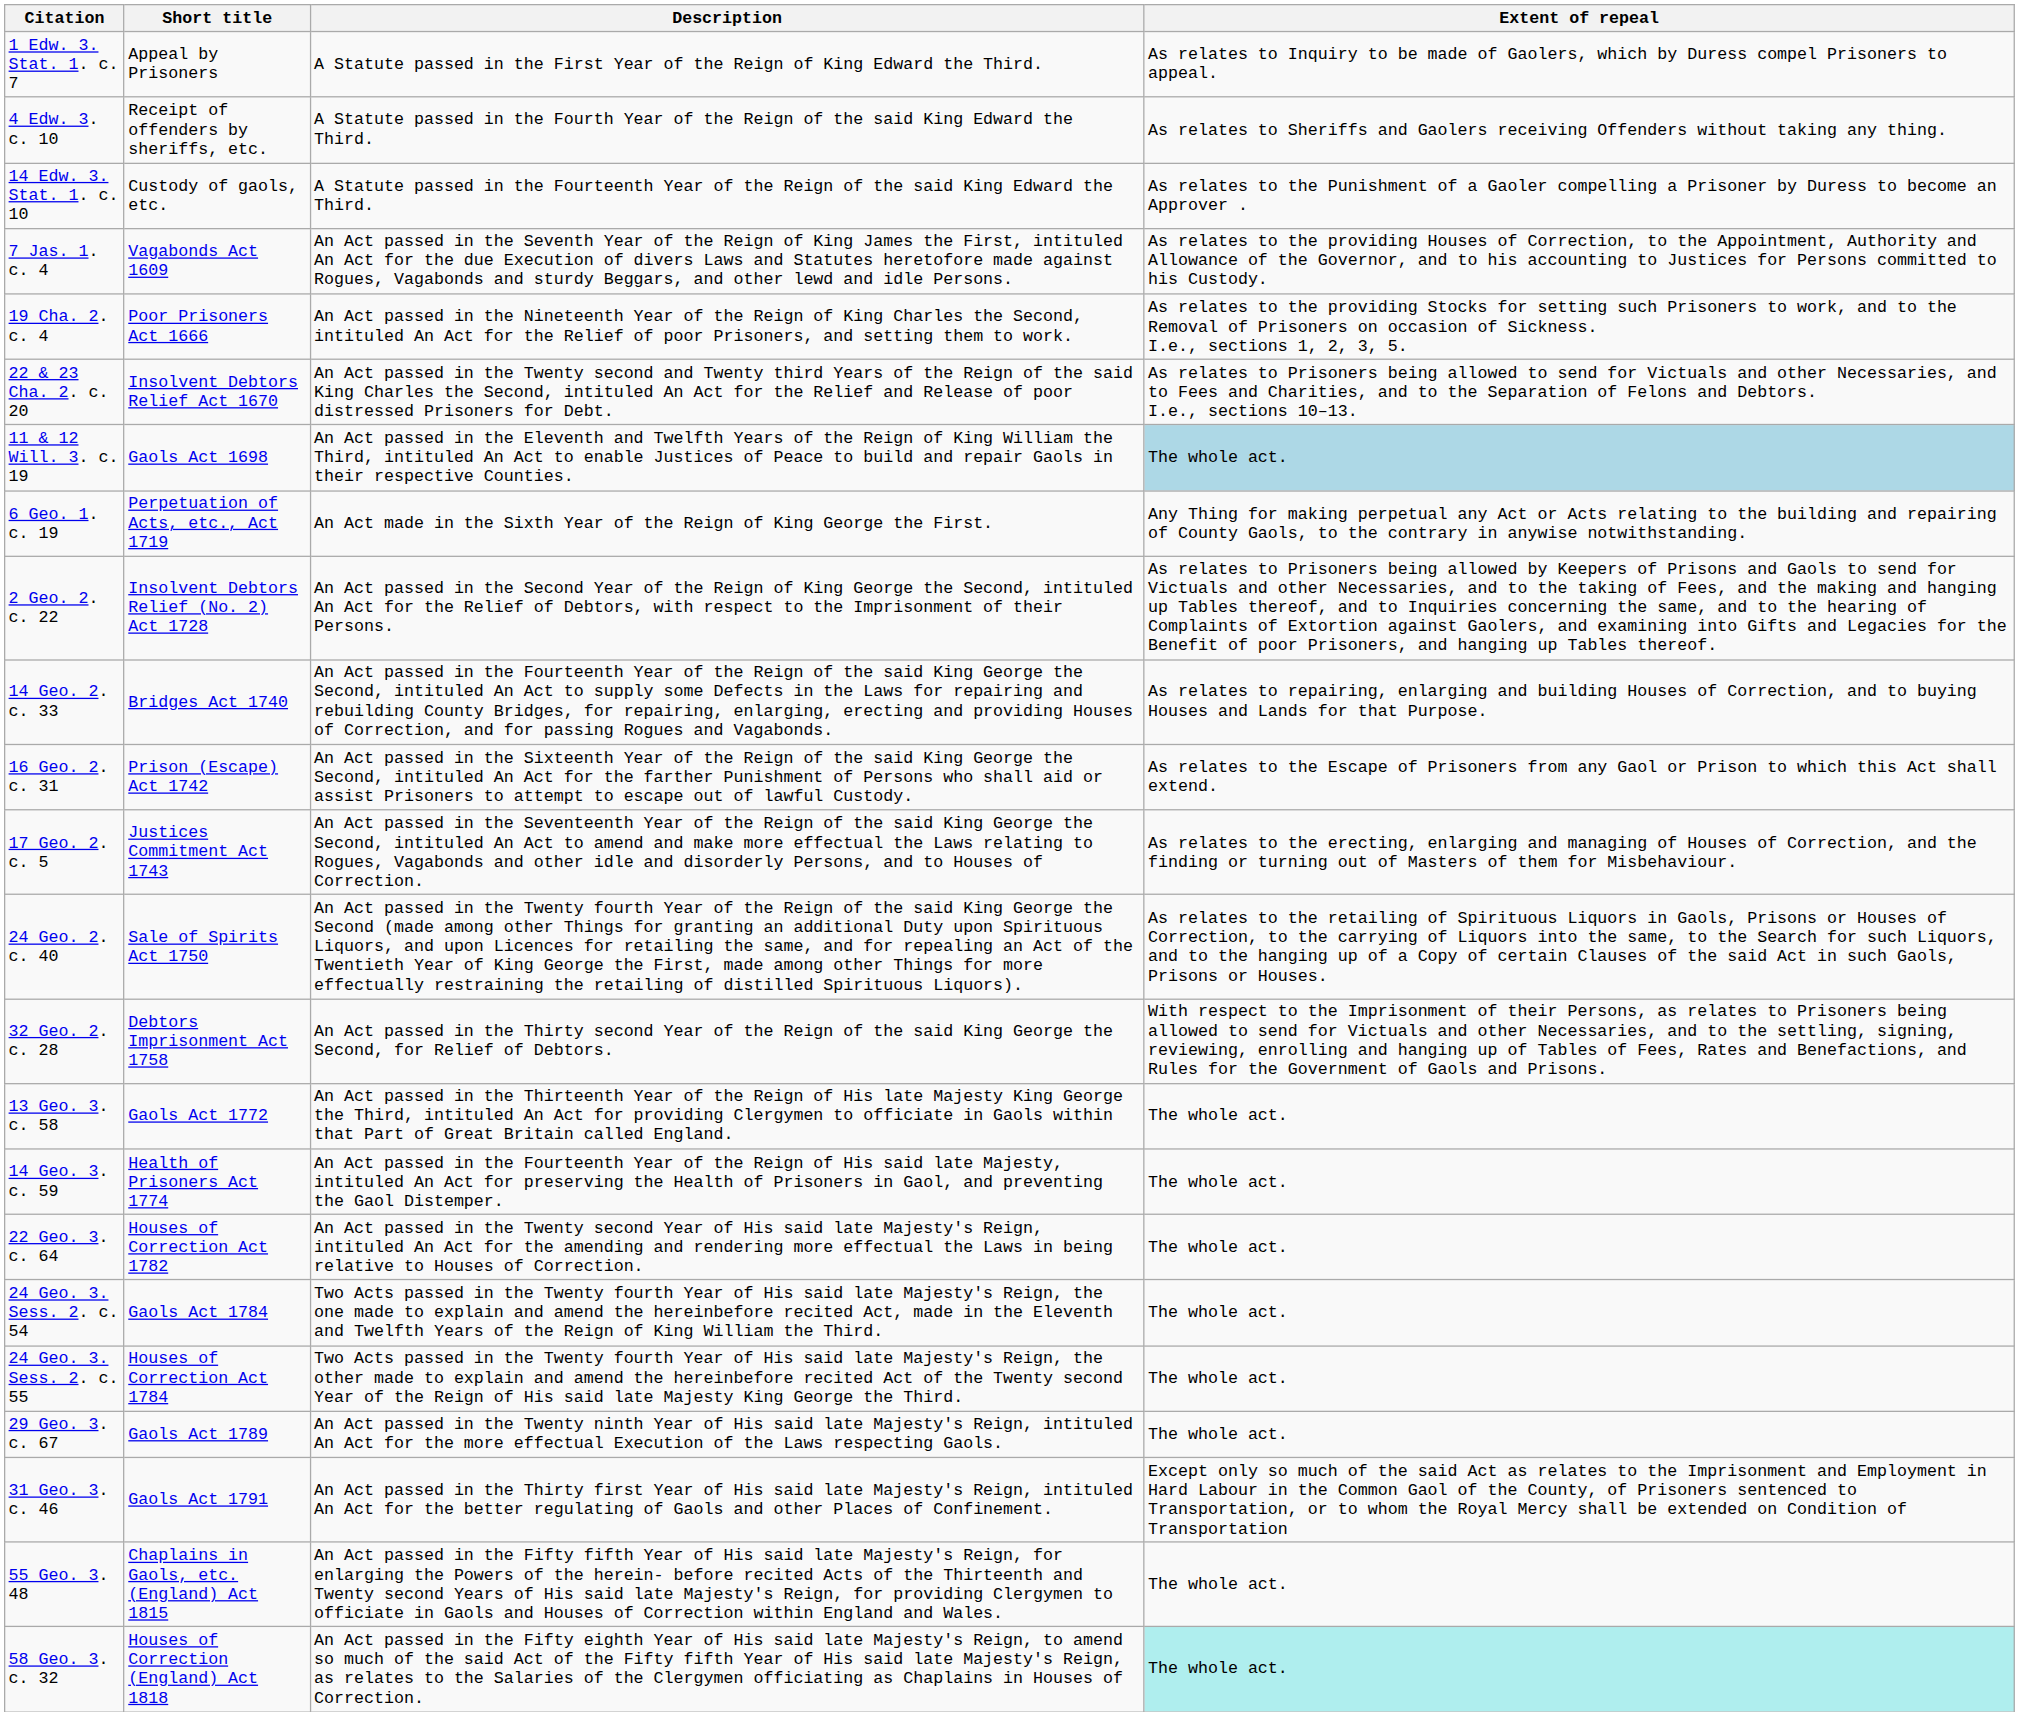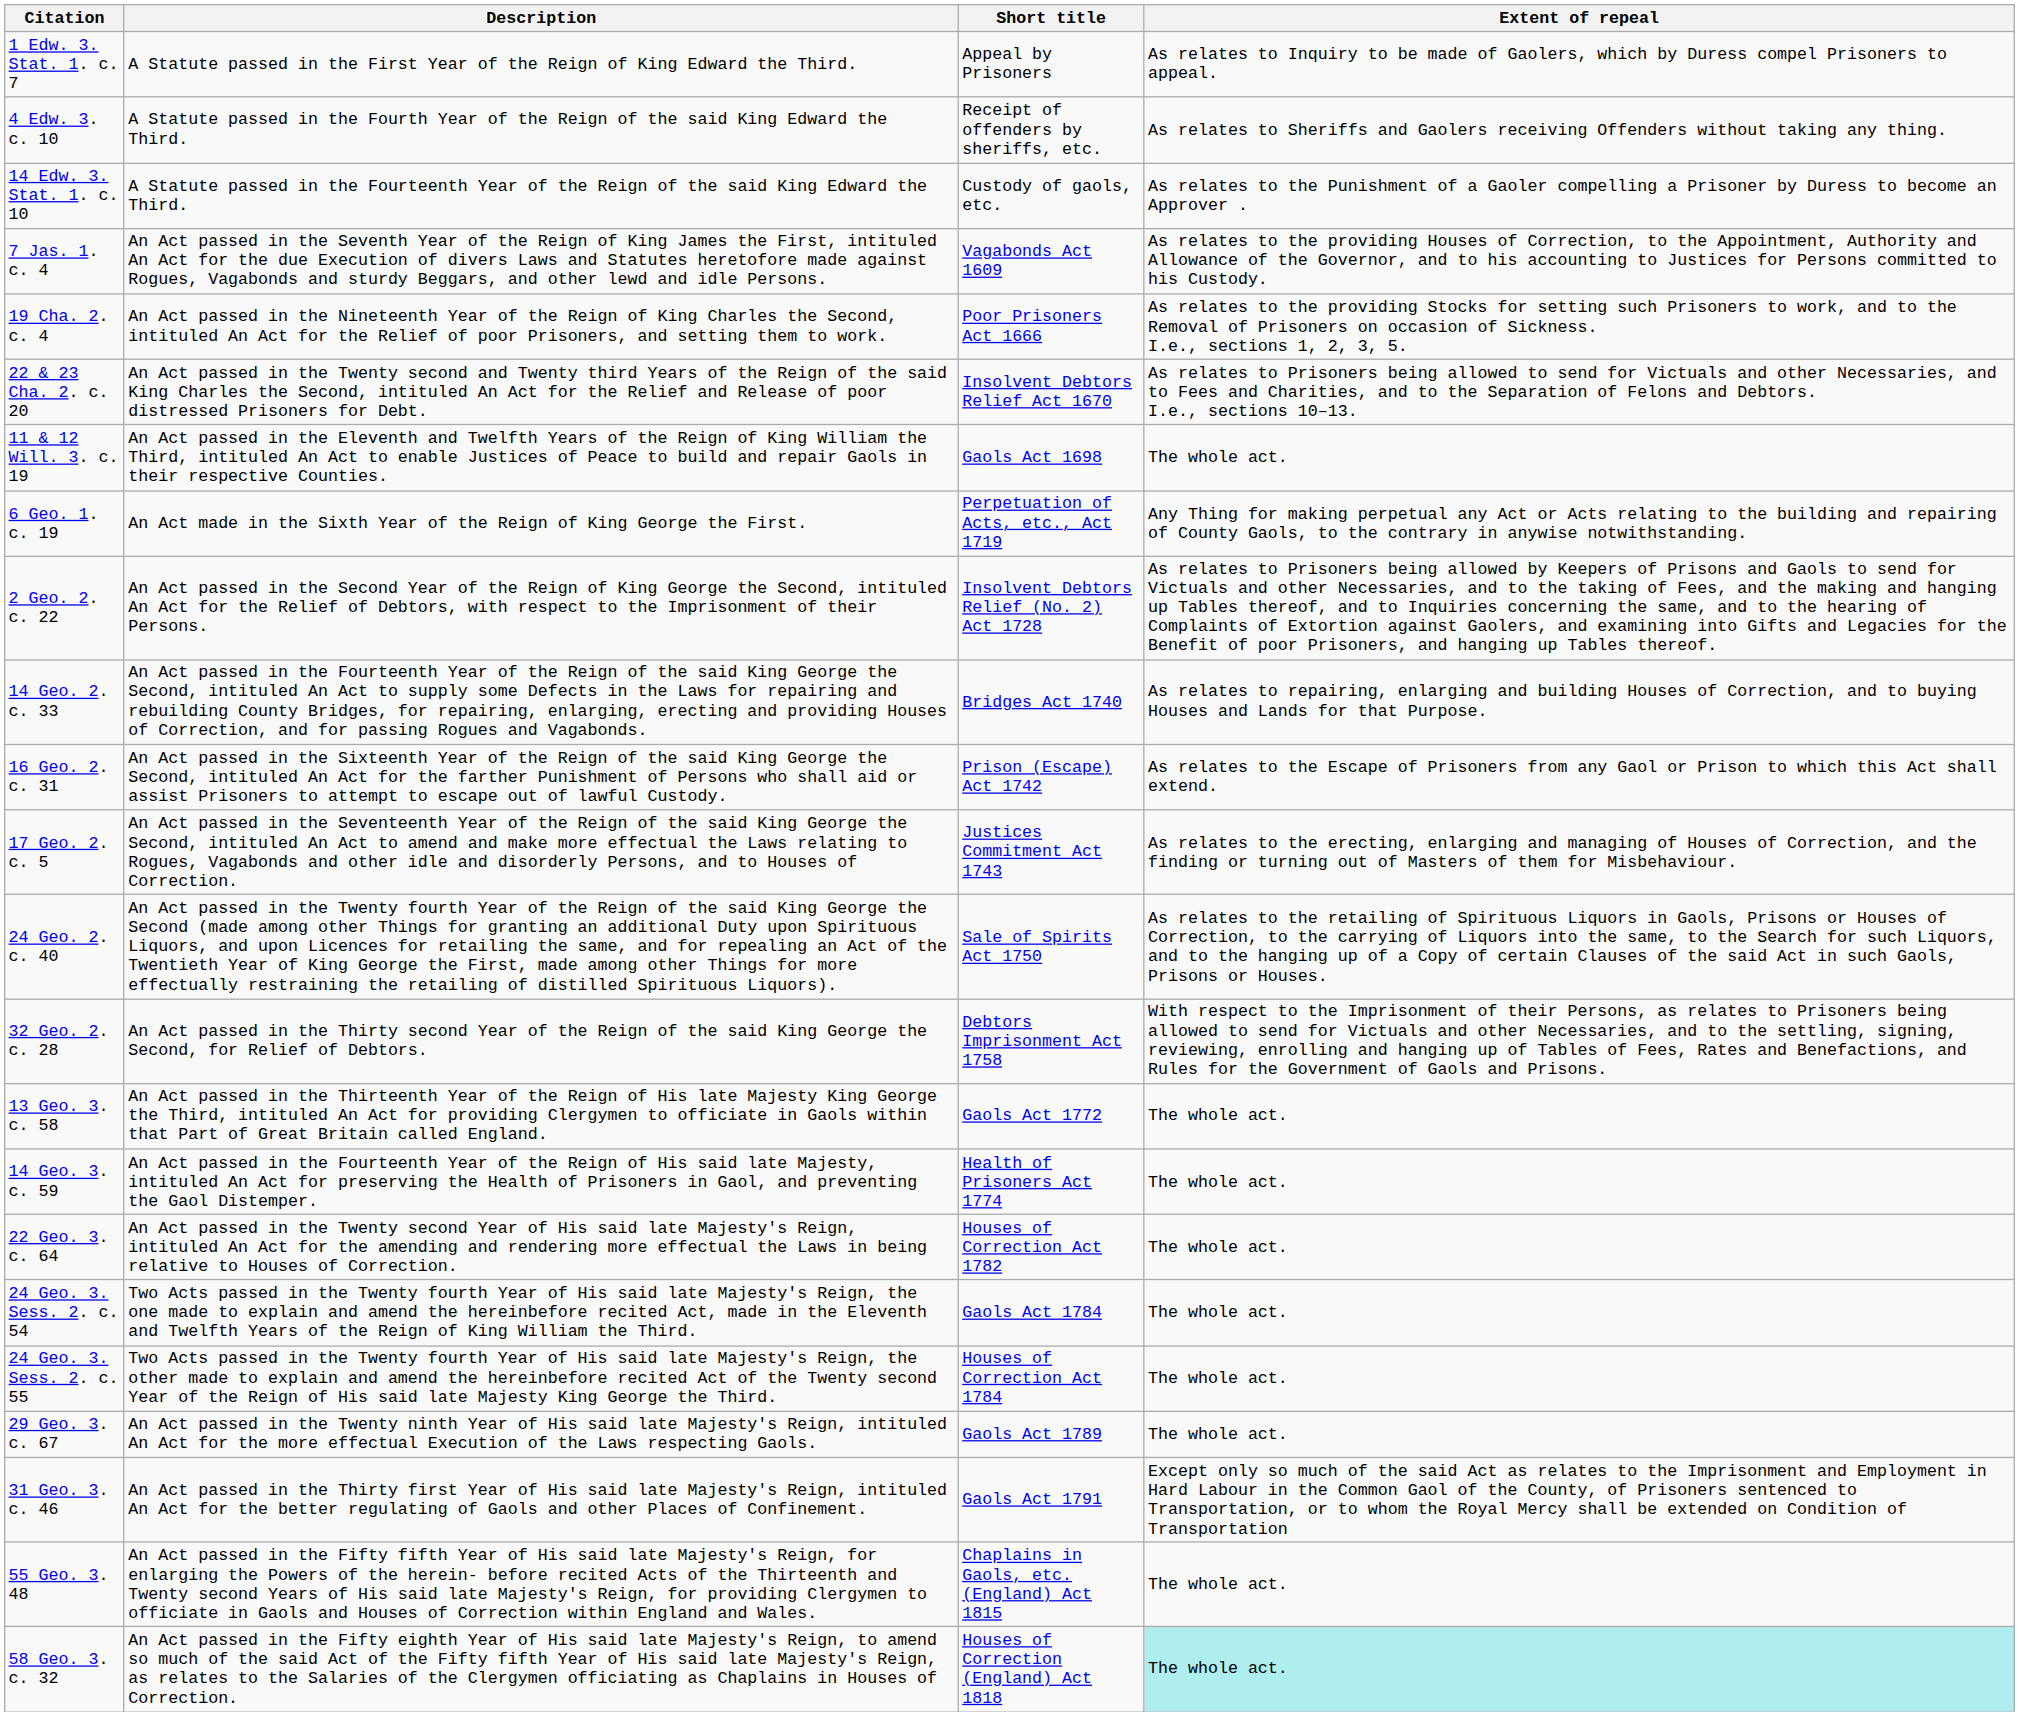columns swapped: (217, 18) <-> (727, 18)
(1218, 458) lightblue background -> (1218, 458) no background
